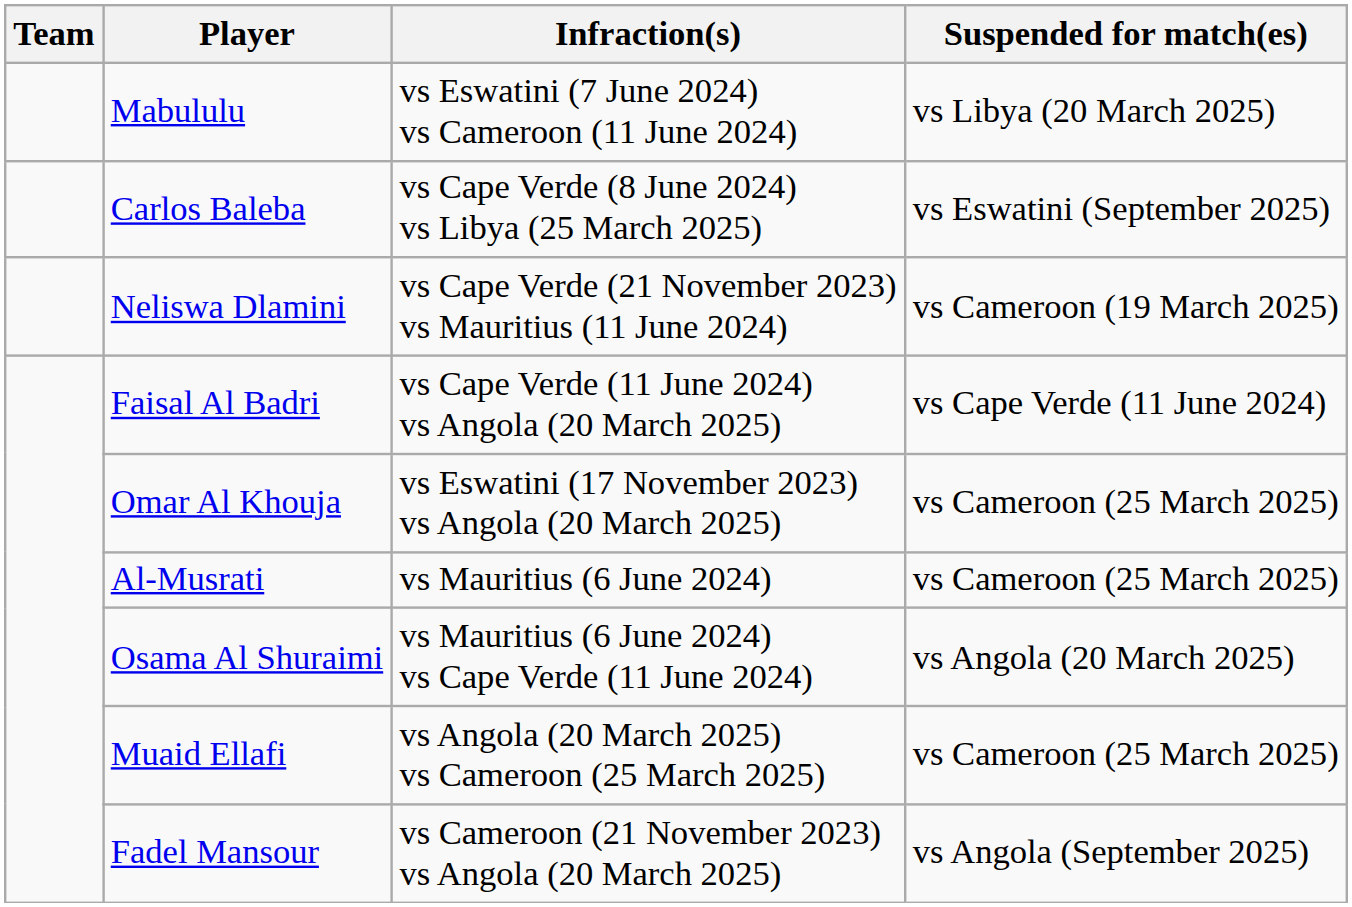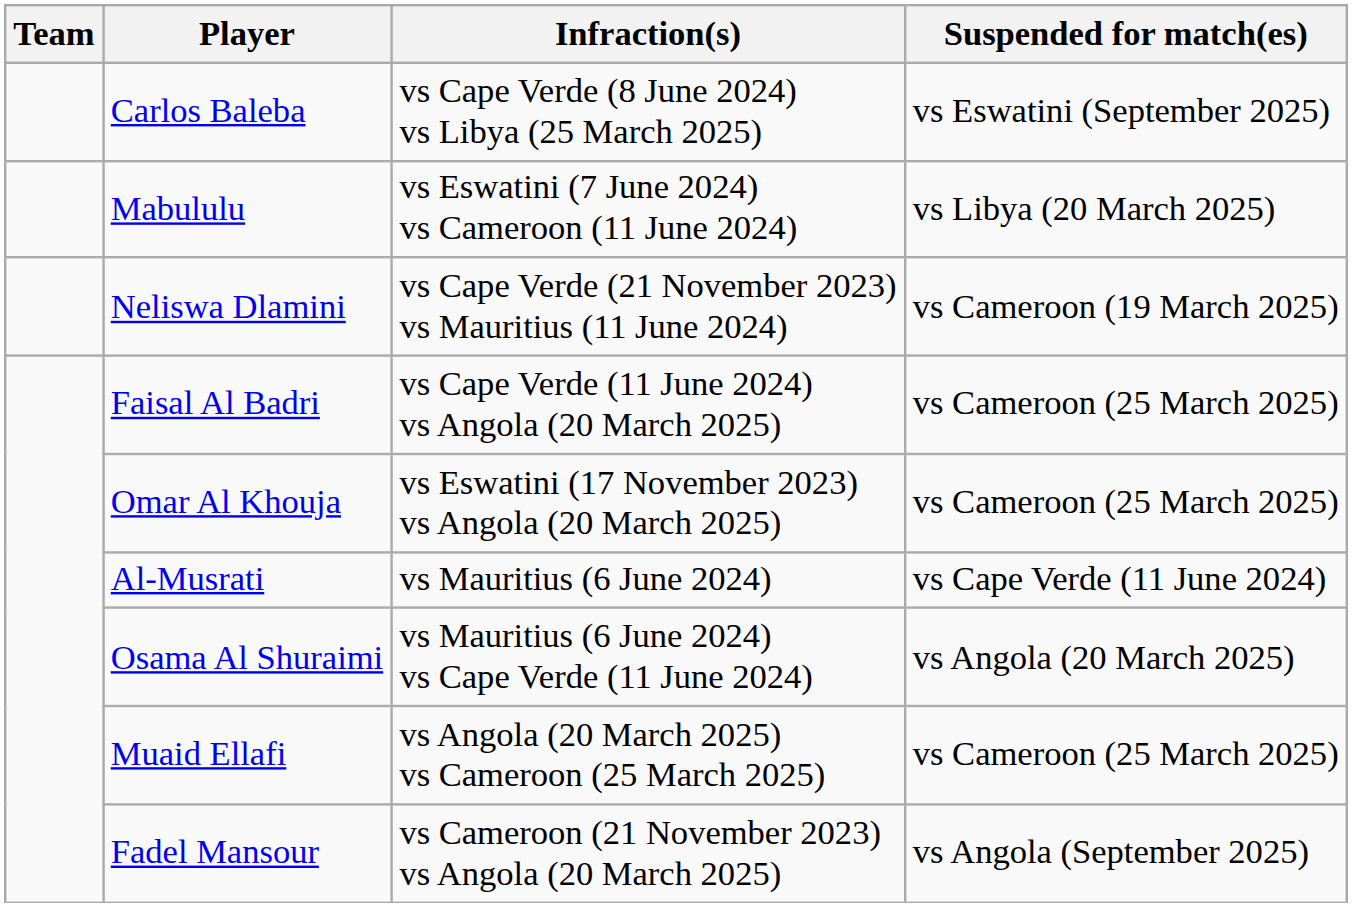rows swapped: (178, 110) <-> (208, 208)
(1119, 404) vs Cape Verde (11 June 2024) -> (1126, 404) vs Cameroon (25 March 2025)
(1126, 579) vs Cameroon (25 March 2025) -> (1119, 579) vs Cape Verde (11 June 2024)
